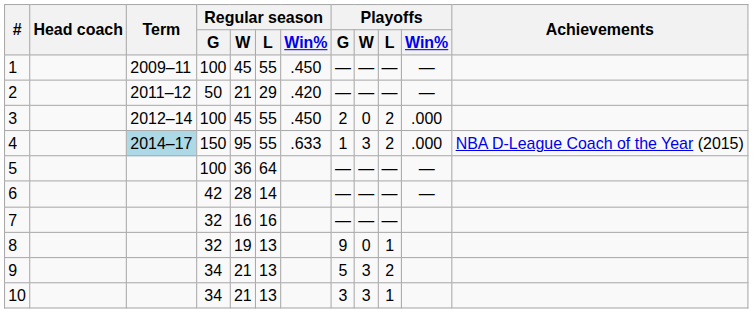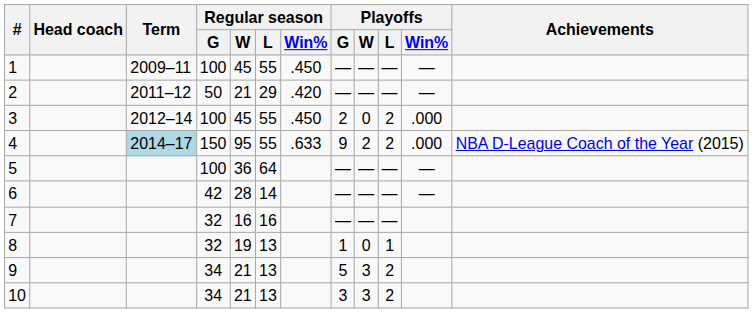(343, 144) 1 -> (343, 144) 9
(366, 144) 3 -> (366, 144) 2
(343, 245) 9 -> (343, 245) 1
(390, 295) 1 -> (390, 295) 2
